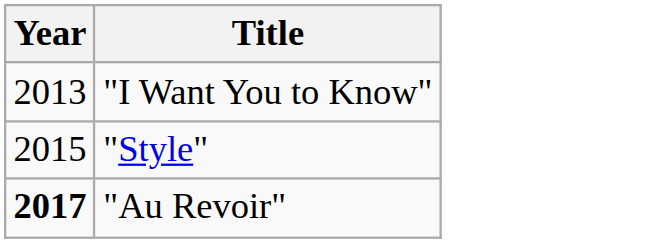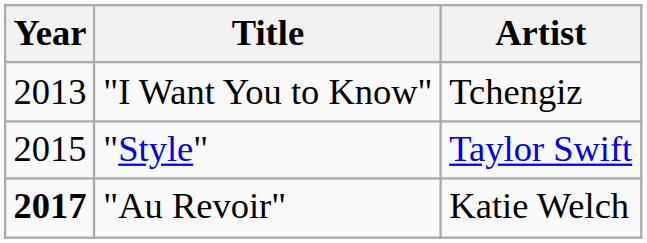+ column: (541, 33)
